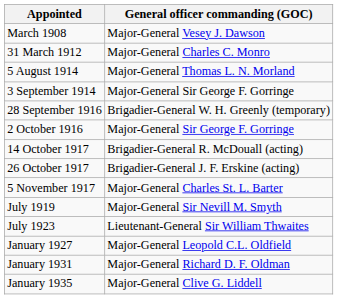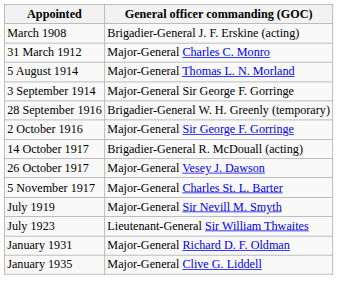(186, 33) Major-General Vesey J. Dawson -> (203, 33) Brigadier-General J. F. Erskine (acting)
(203, 168) Brigadier-General J. F. Erskine (acting) -> (186, 168) Major-General Vesey J. Dawson
- row: (40, 245)
